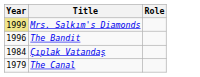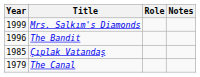+ column: (181, 11)
(16, 25) khaki background -> (16, 25) no background
(16, 52) 1984 -> (16, 52) 1985
